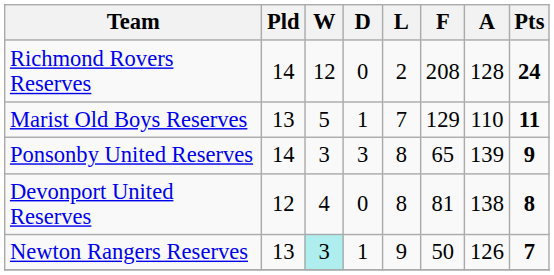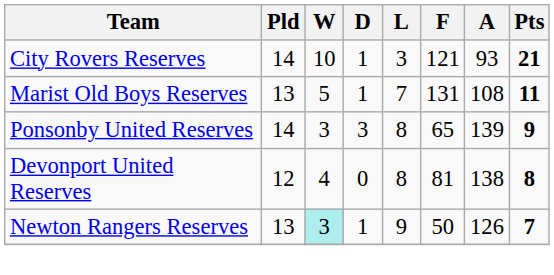- row: (92, 70)
+ row: (108, 58)
(443, 119) 129 -> (443, 93) 131
(487, 119) 110 -> (487, 93) 108
